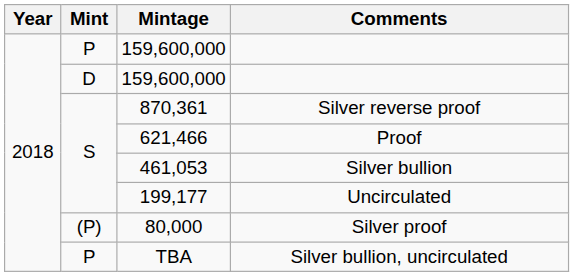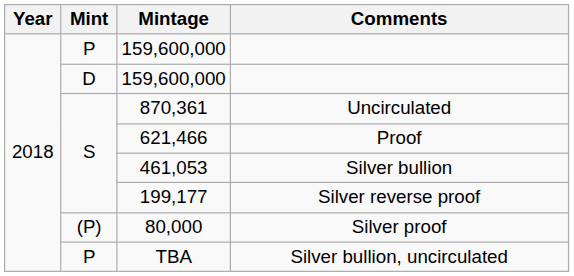(399, 108) Silver reverse proof -> (399, 108) Uncirculated
(399, 197) Uncirculated -> (399, 197) Silver reverse proof
